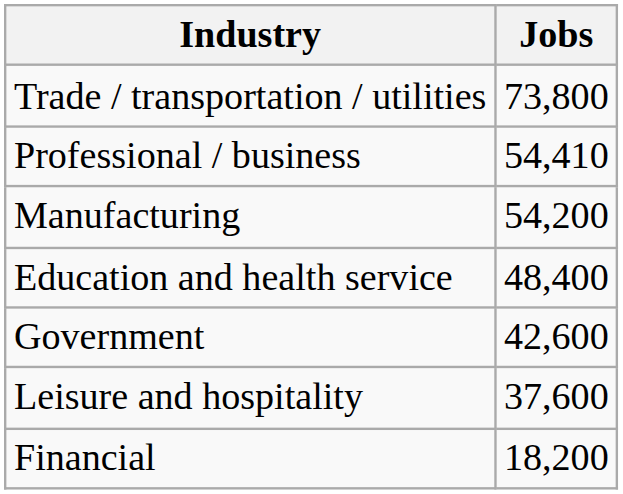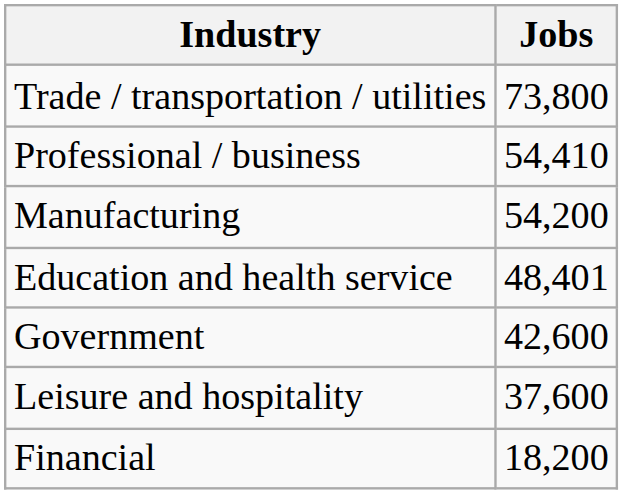(556, 276) 48,400 -> (556, 276) 48,401
